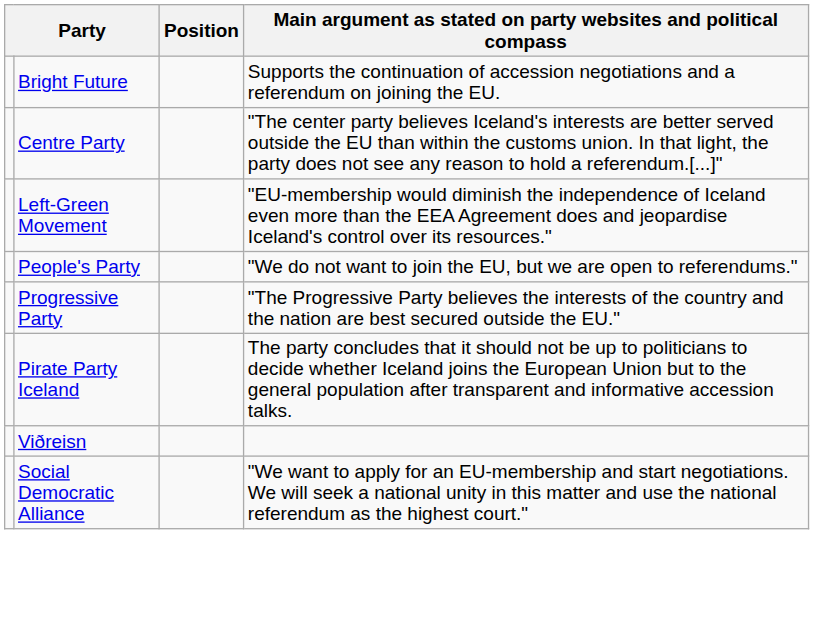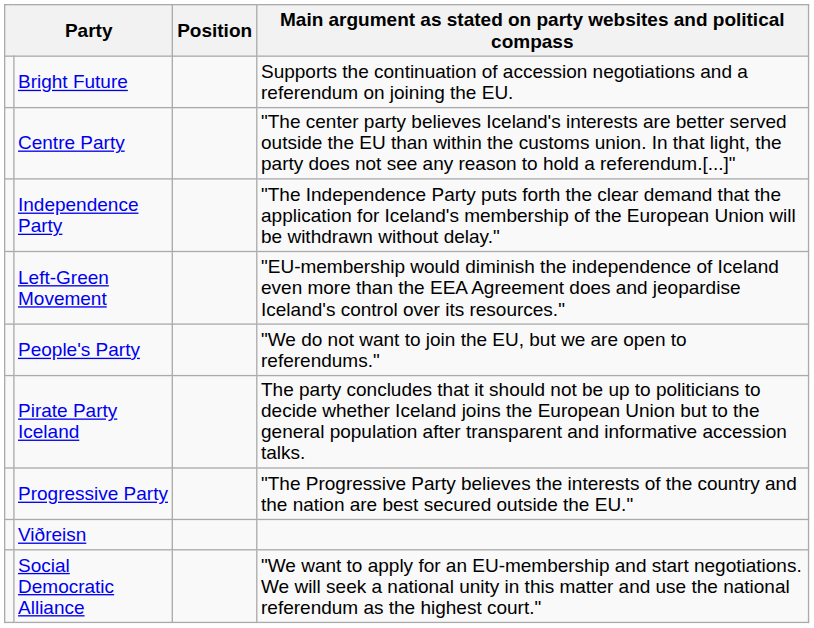+ row: (78, 216)
rows swapped: (68, 380) <-> (68, 307)
